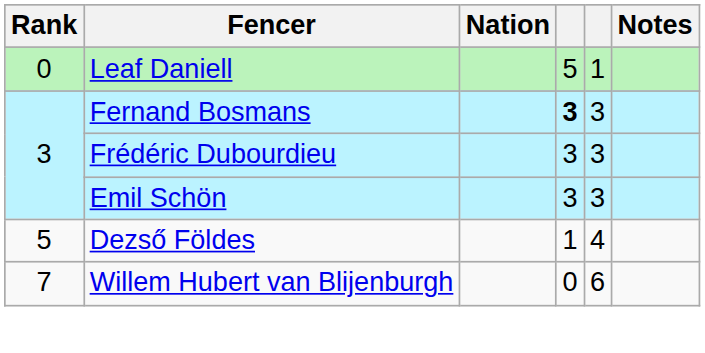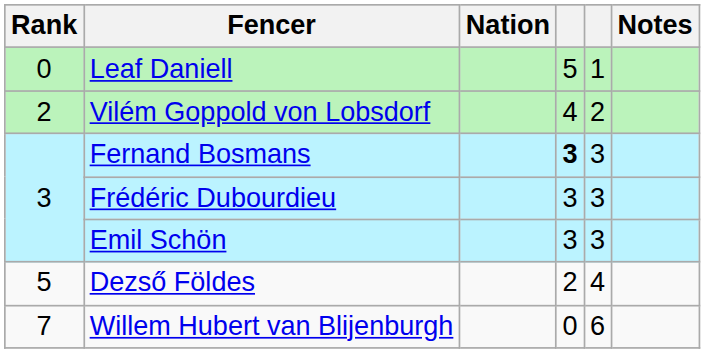+ row: (260, 111)
(570, 240) 1 -> (570, 283) 2
